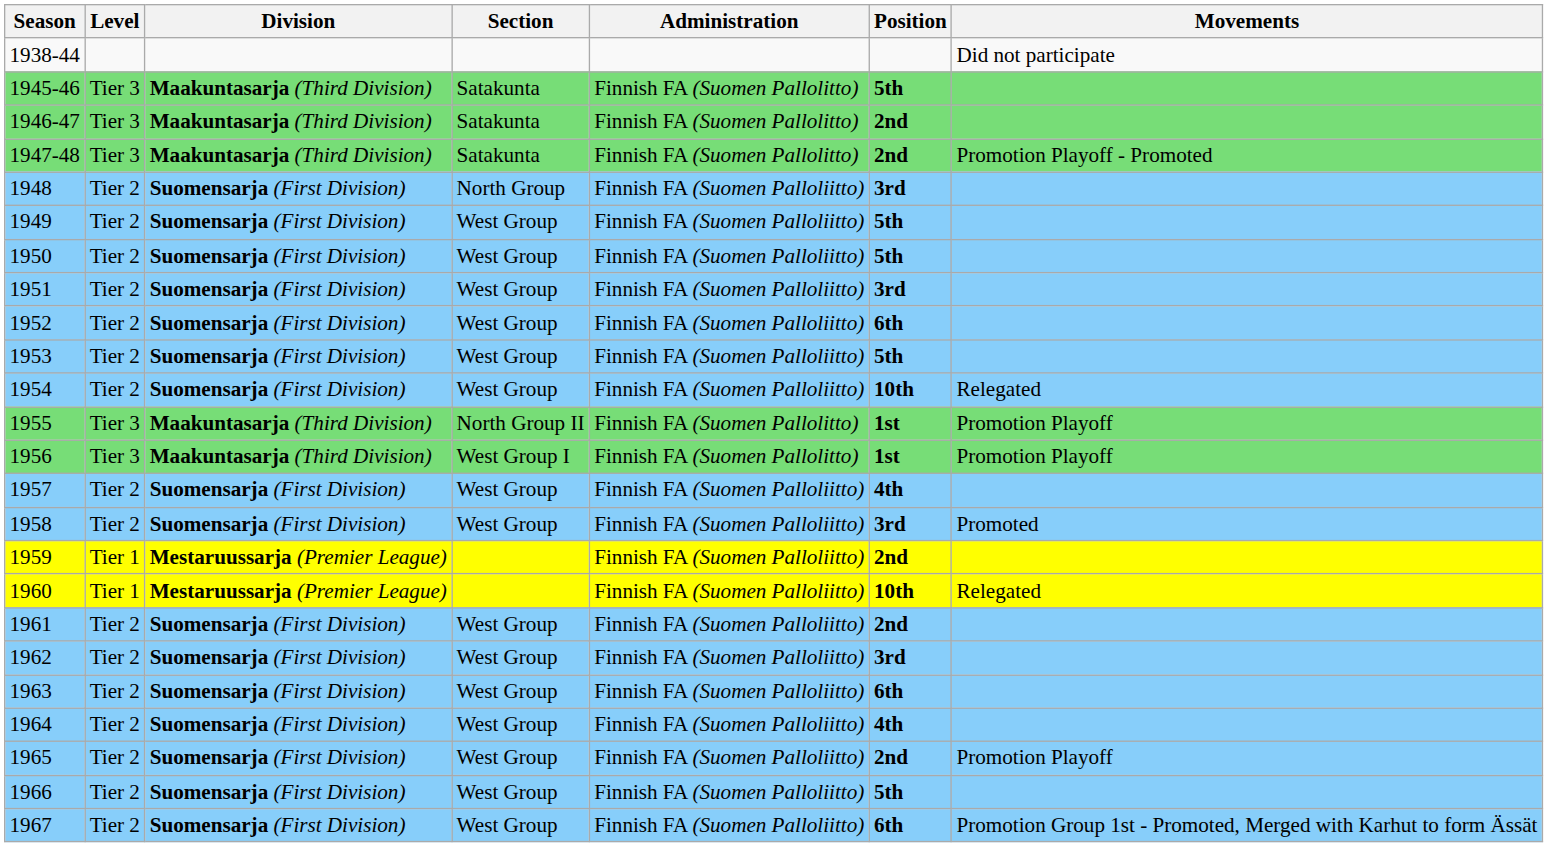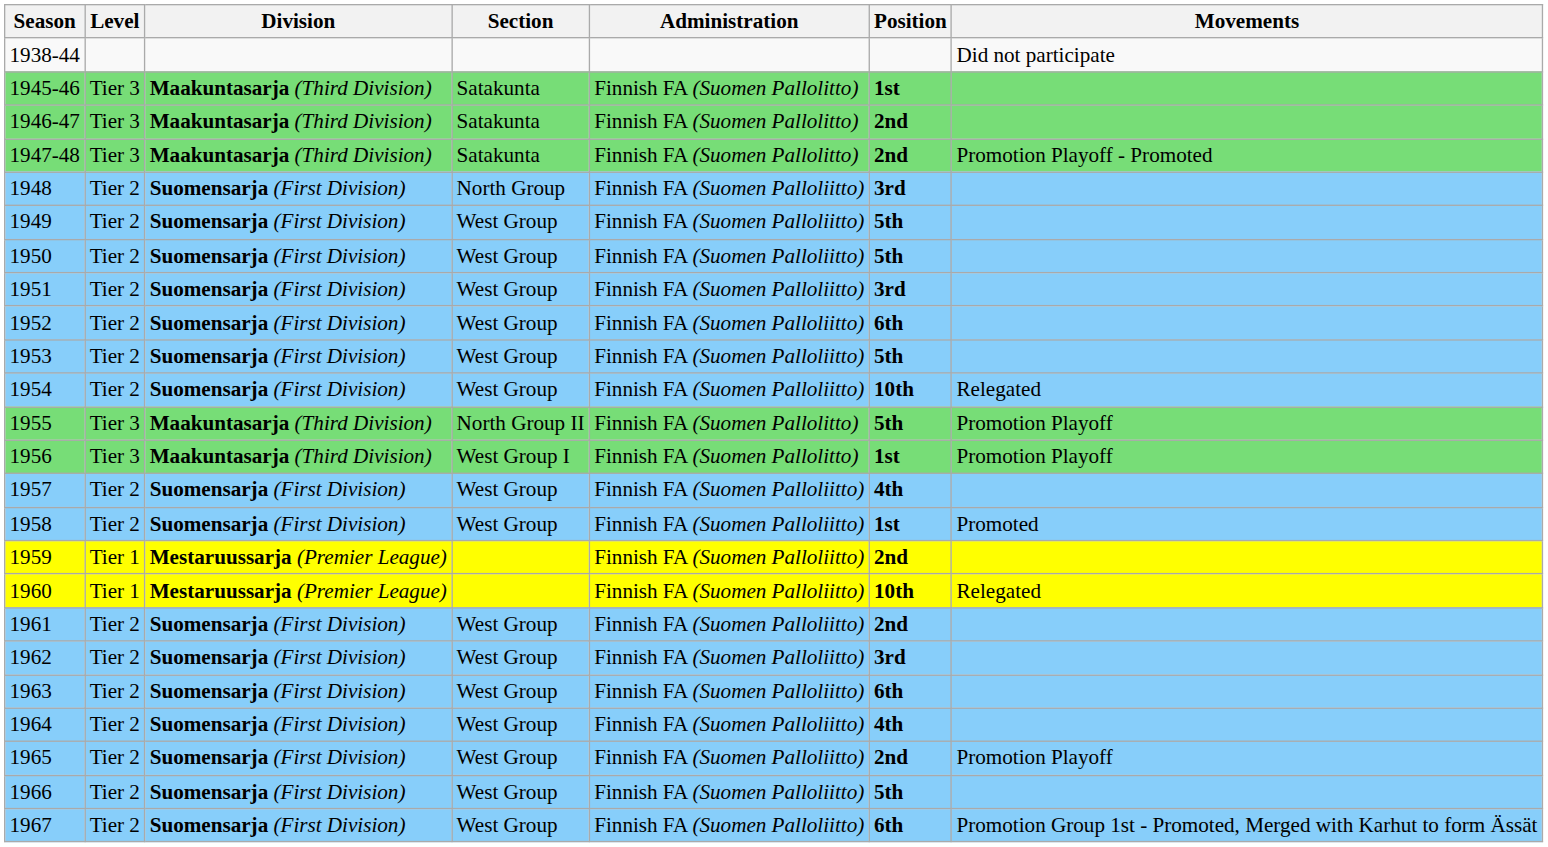(889, 88) 5th -> (887, 88) 1st
(887, 423) 1st -> (889, 423) 5th
(890, 523) 3rd -> (887, 523) 1st
